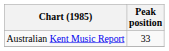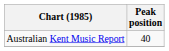(146, 38) 33 -> (146, 38) 40
